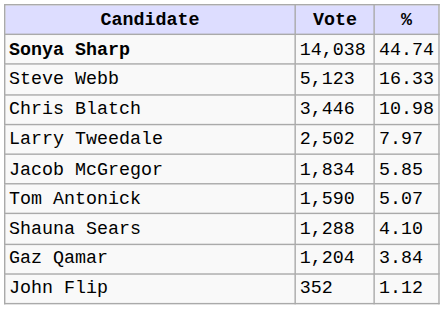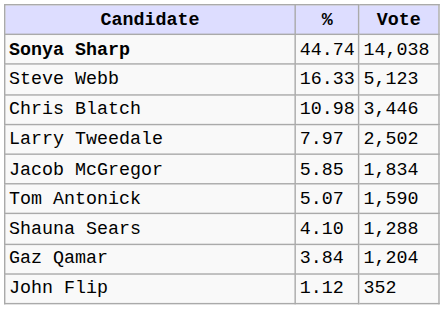columns swapped: (335, 20) <-> (407, 20)
